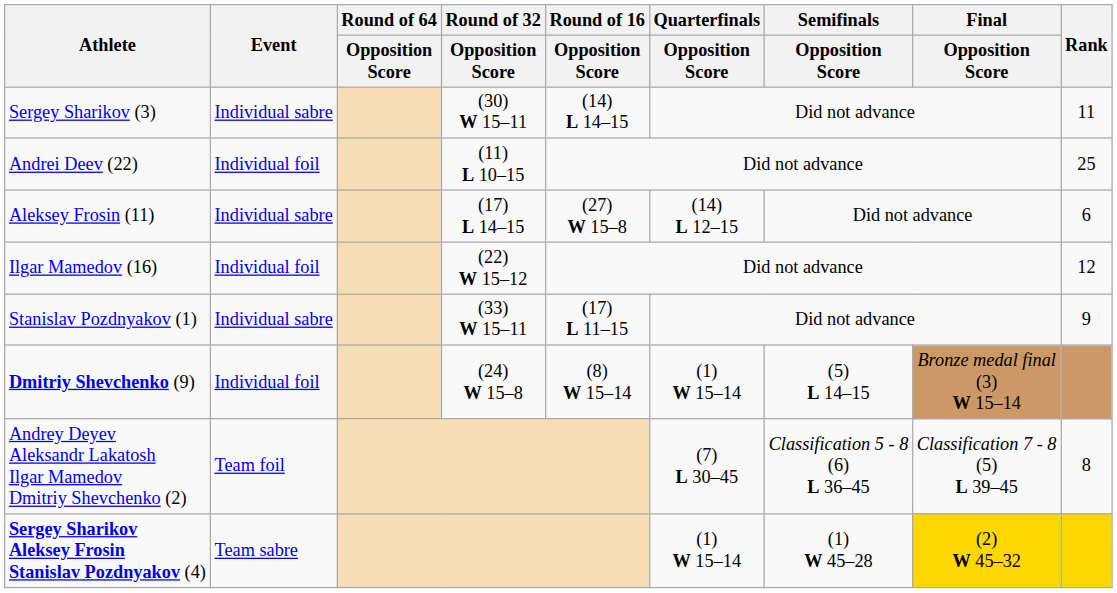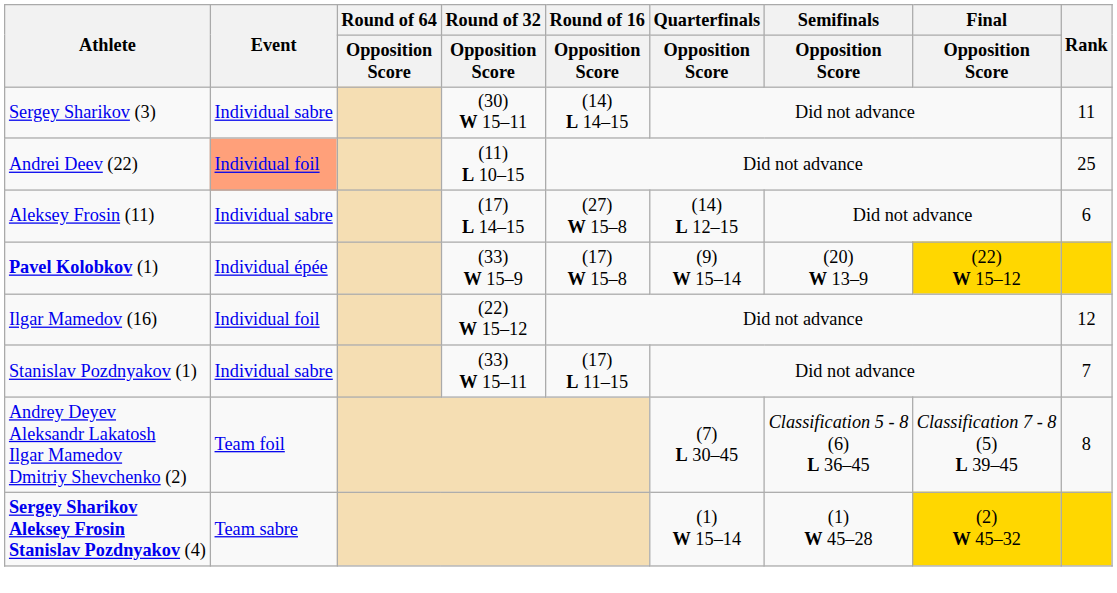(267, 164) no background -> (267, 164) lightsalmon background
+ row: (84, 267)
(1086, 319) 9 -> (1086, 371) 7
- row: (102, 382)
